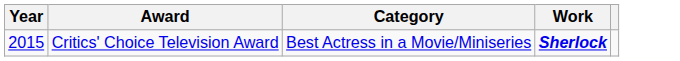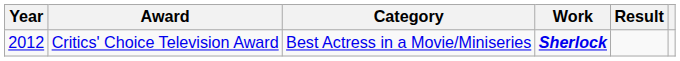+ column: (639, 17)
(26, 42) 2015 -> (26, 42) 2012
